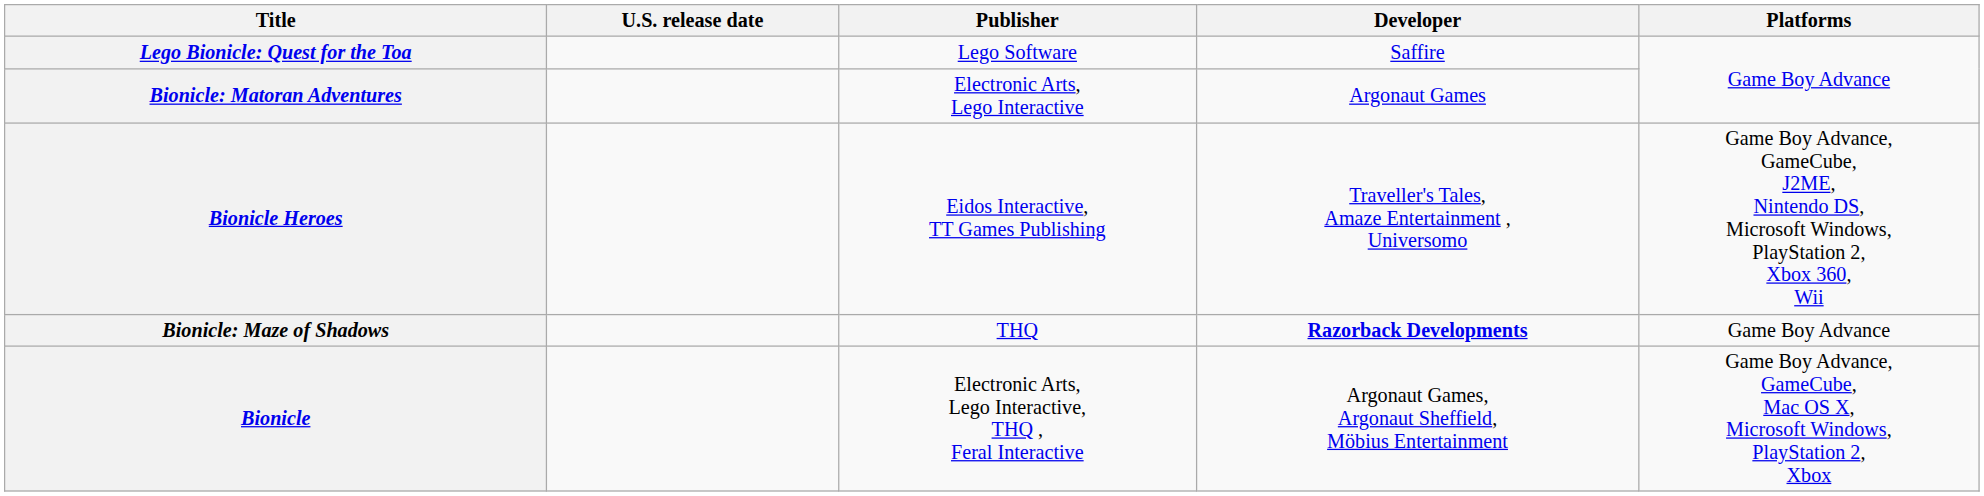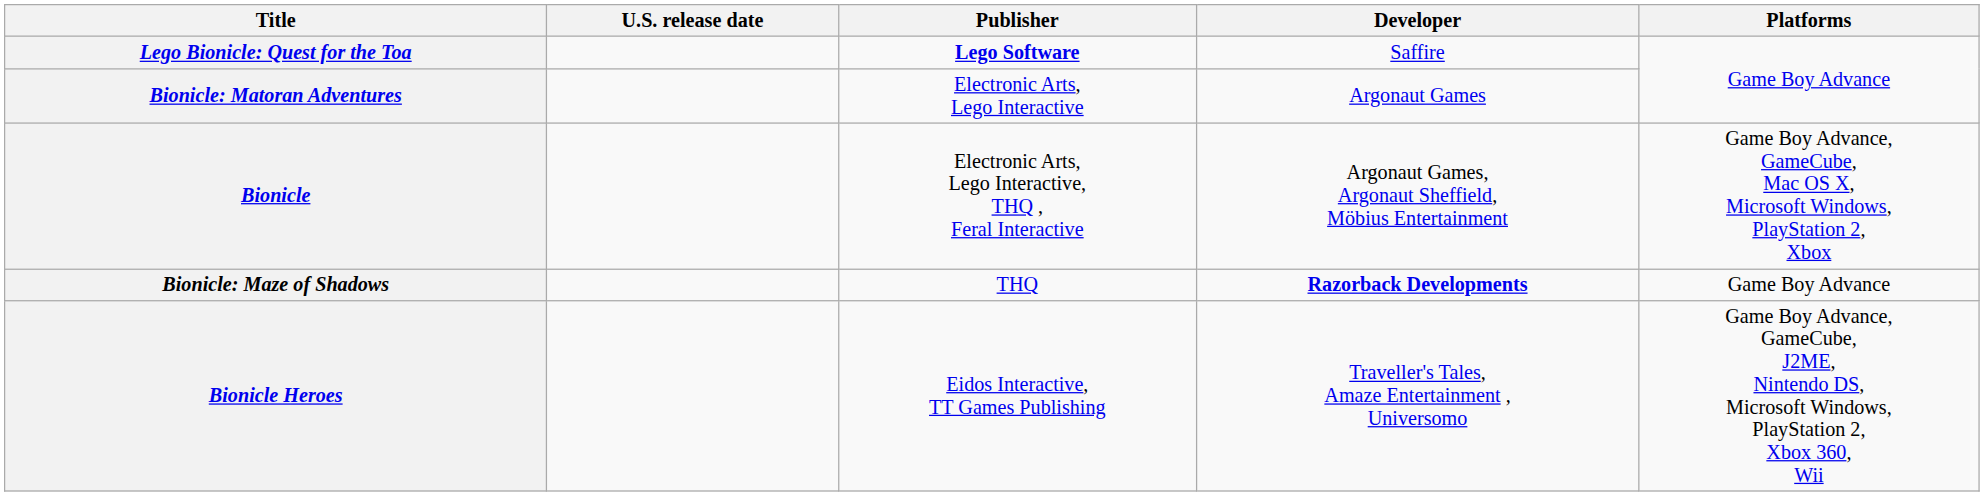(1017, 52) normal -> (1017, 52) bold
rows swapped: (276, 418) <-> (276, 218)
